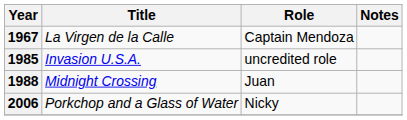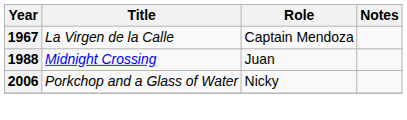- row: (23, 59)
